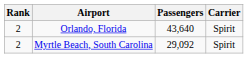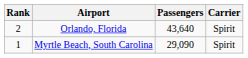(18, 45) 2 -> (18, 45) 1
(180, 45) 29,092 -> (180, 45) 29,090
